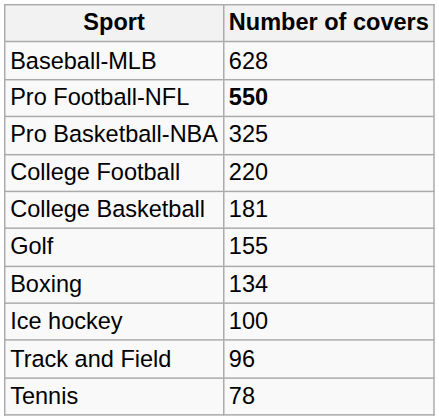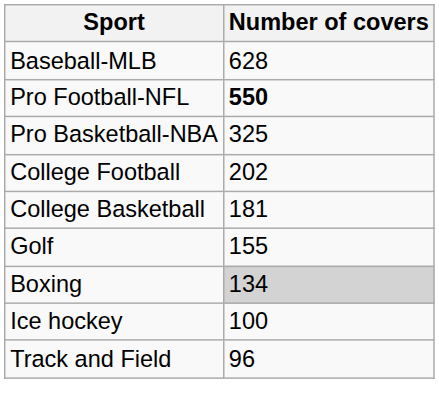(248, 172) 220 -> (248, 172) 202
(248, 284) no background -> (248, 284) lightgrey background
- row: (44, 396)
